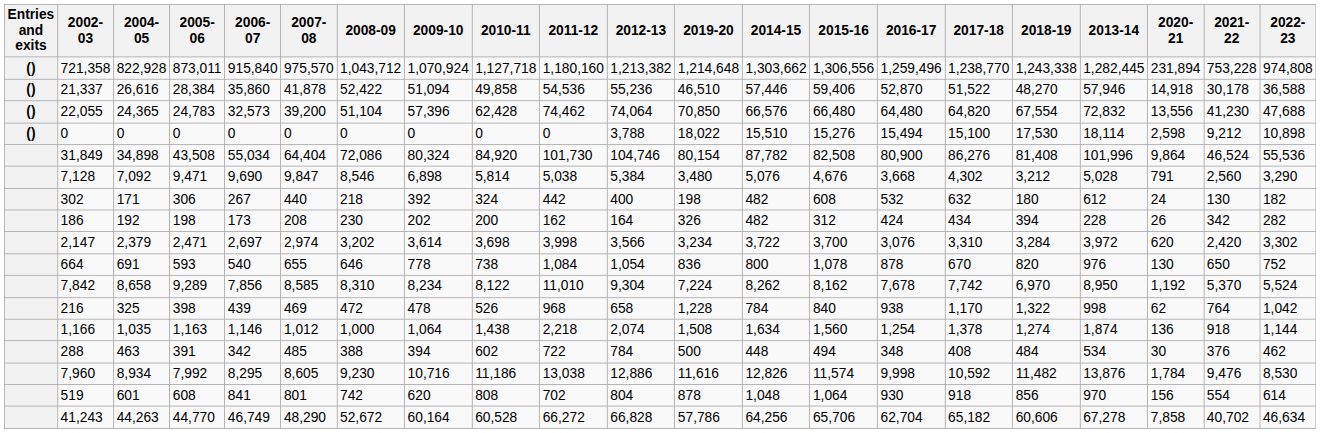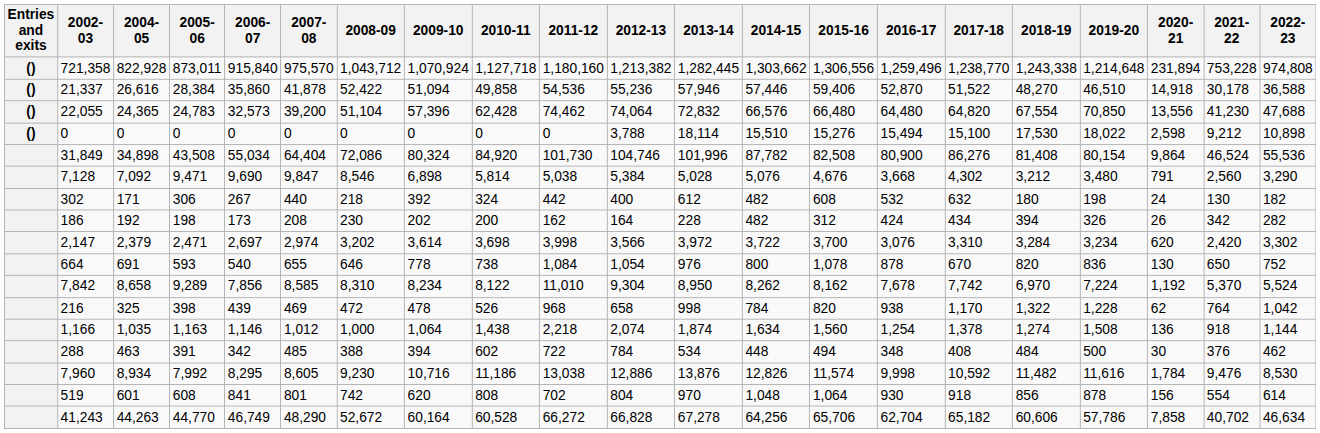columns swapped: (1114, 30) <-> (708, 30)
(824, 308) 840 -> (824, 308) 820
